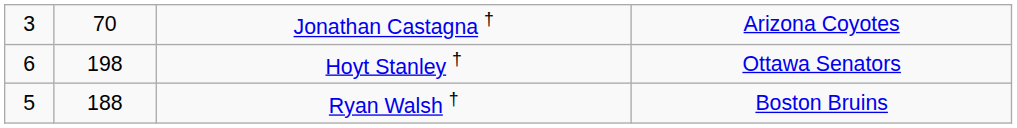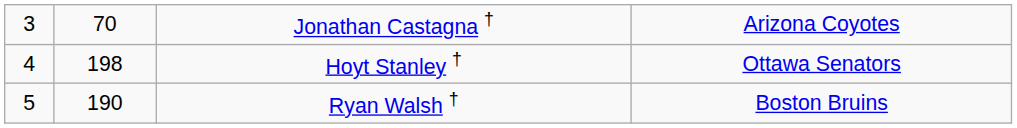(29, 63) 6 -> (29, 63) 4
(105, 103) 188 -> (105, 103) 190
